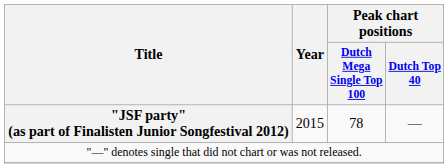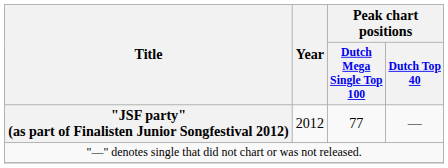(310, 123) 2015 -> (310, 123) 2012
(356, 123) 78 -> (356, 123) 77
